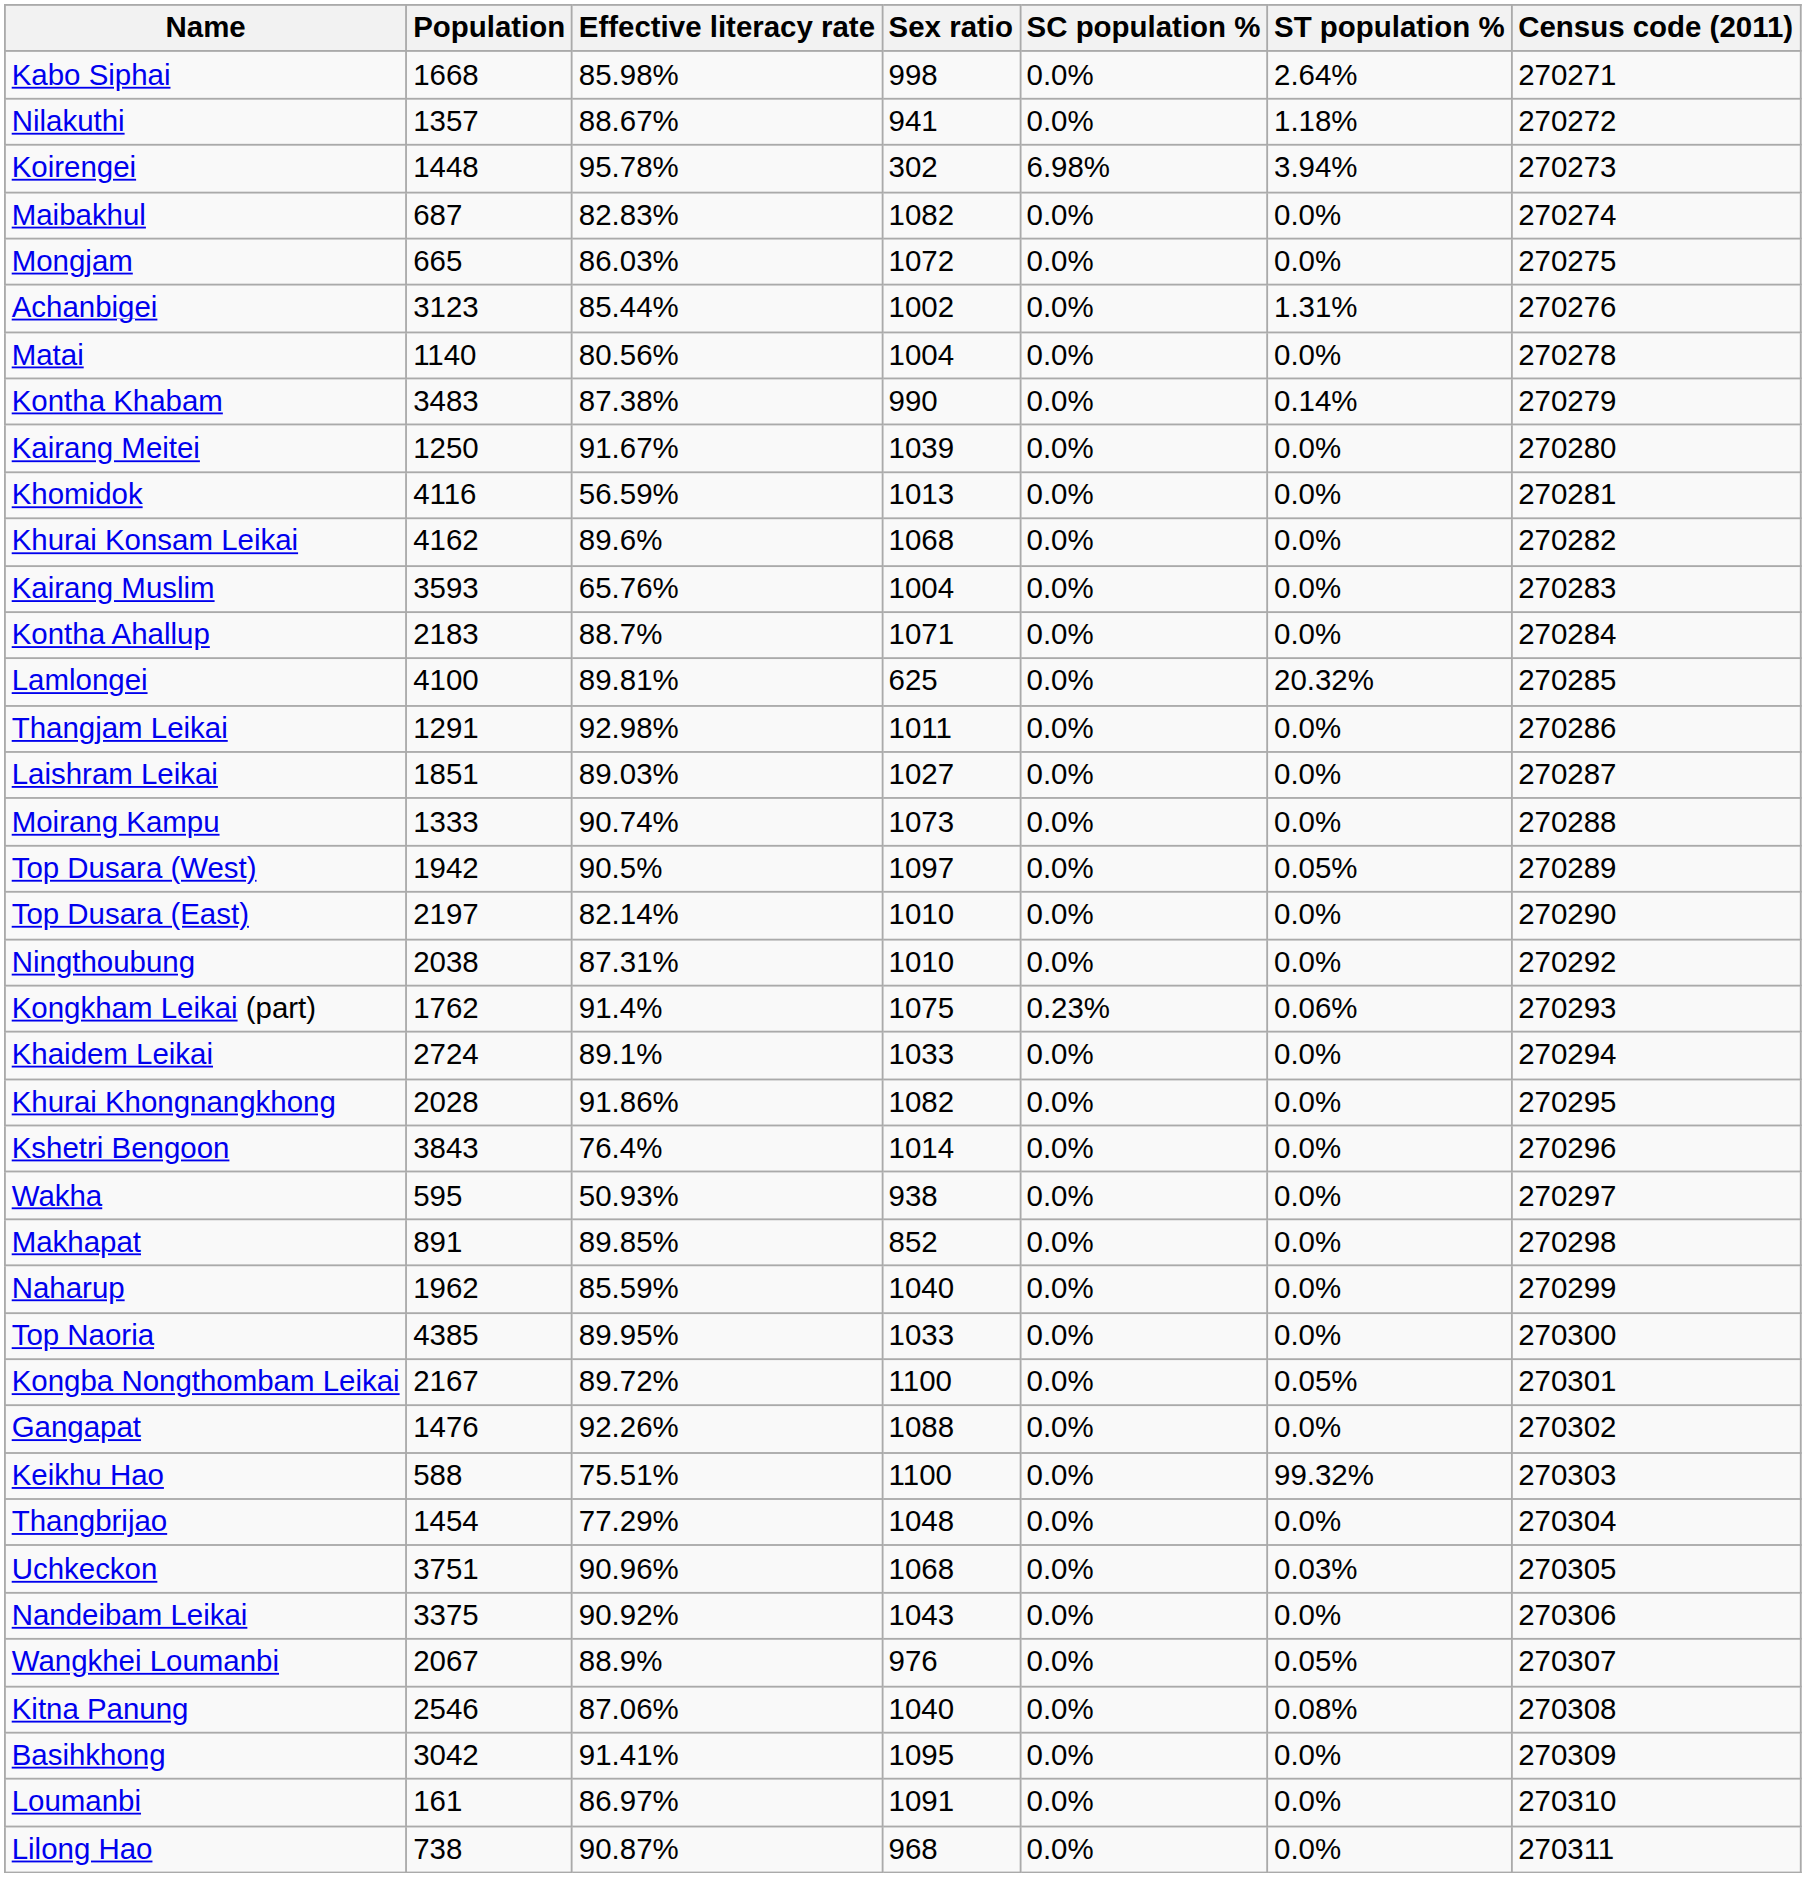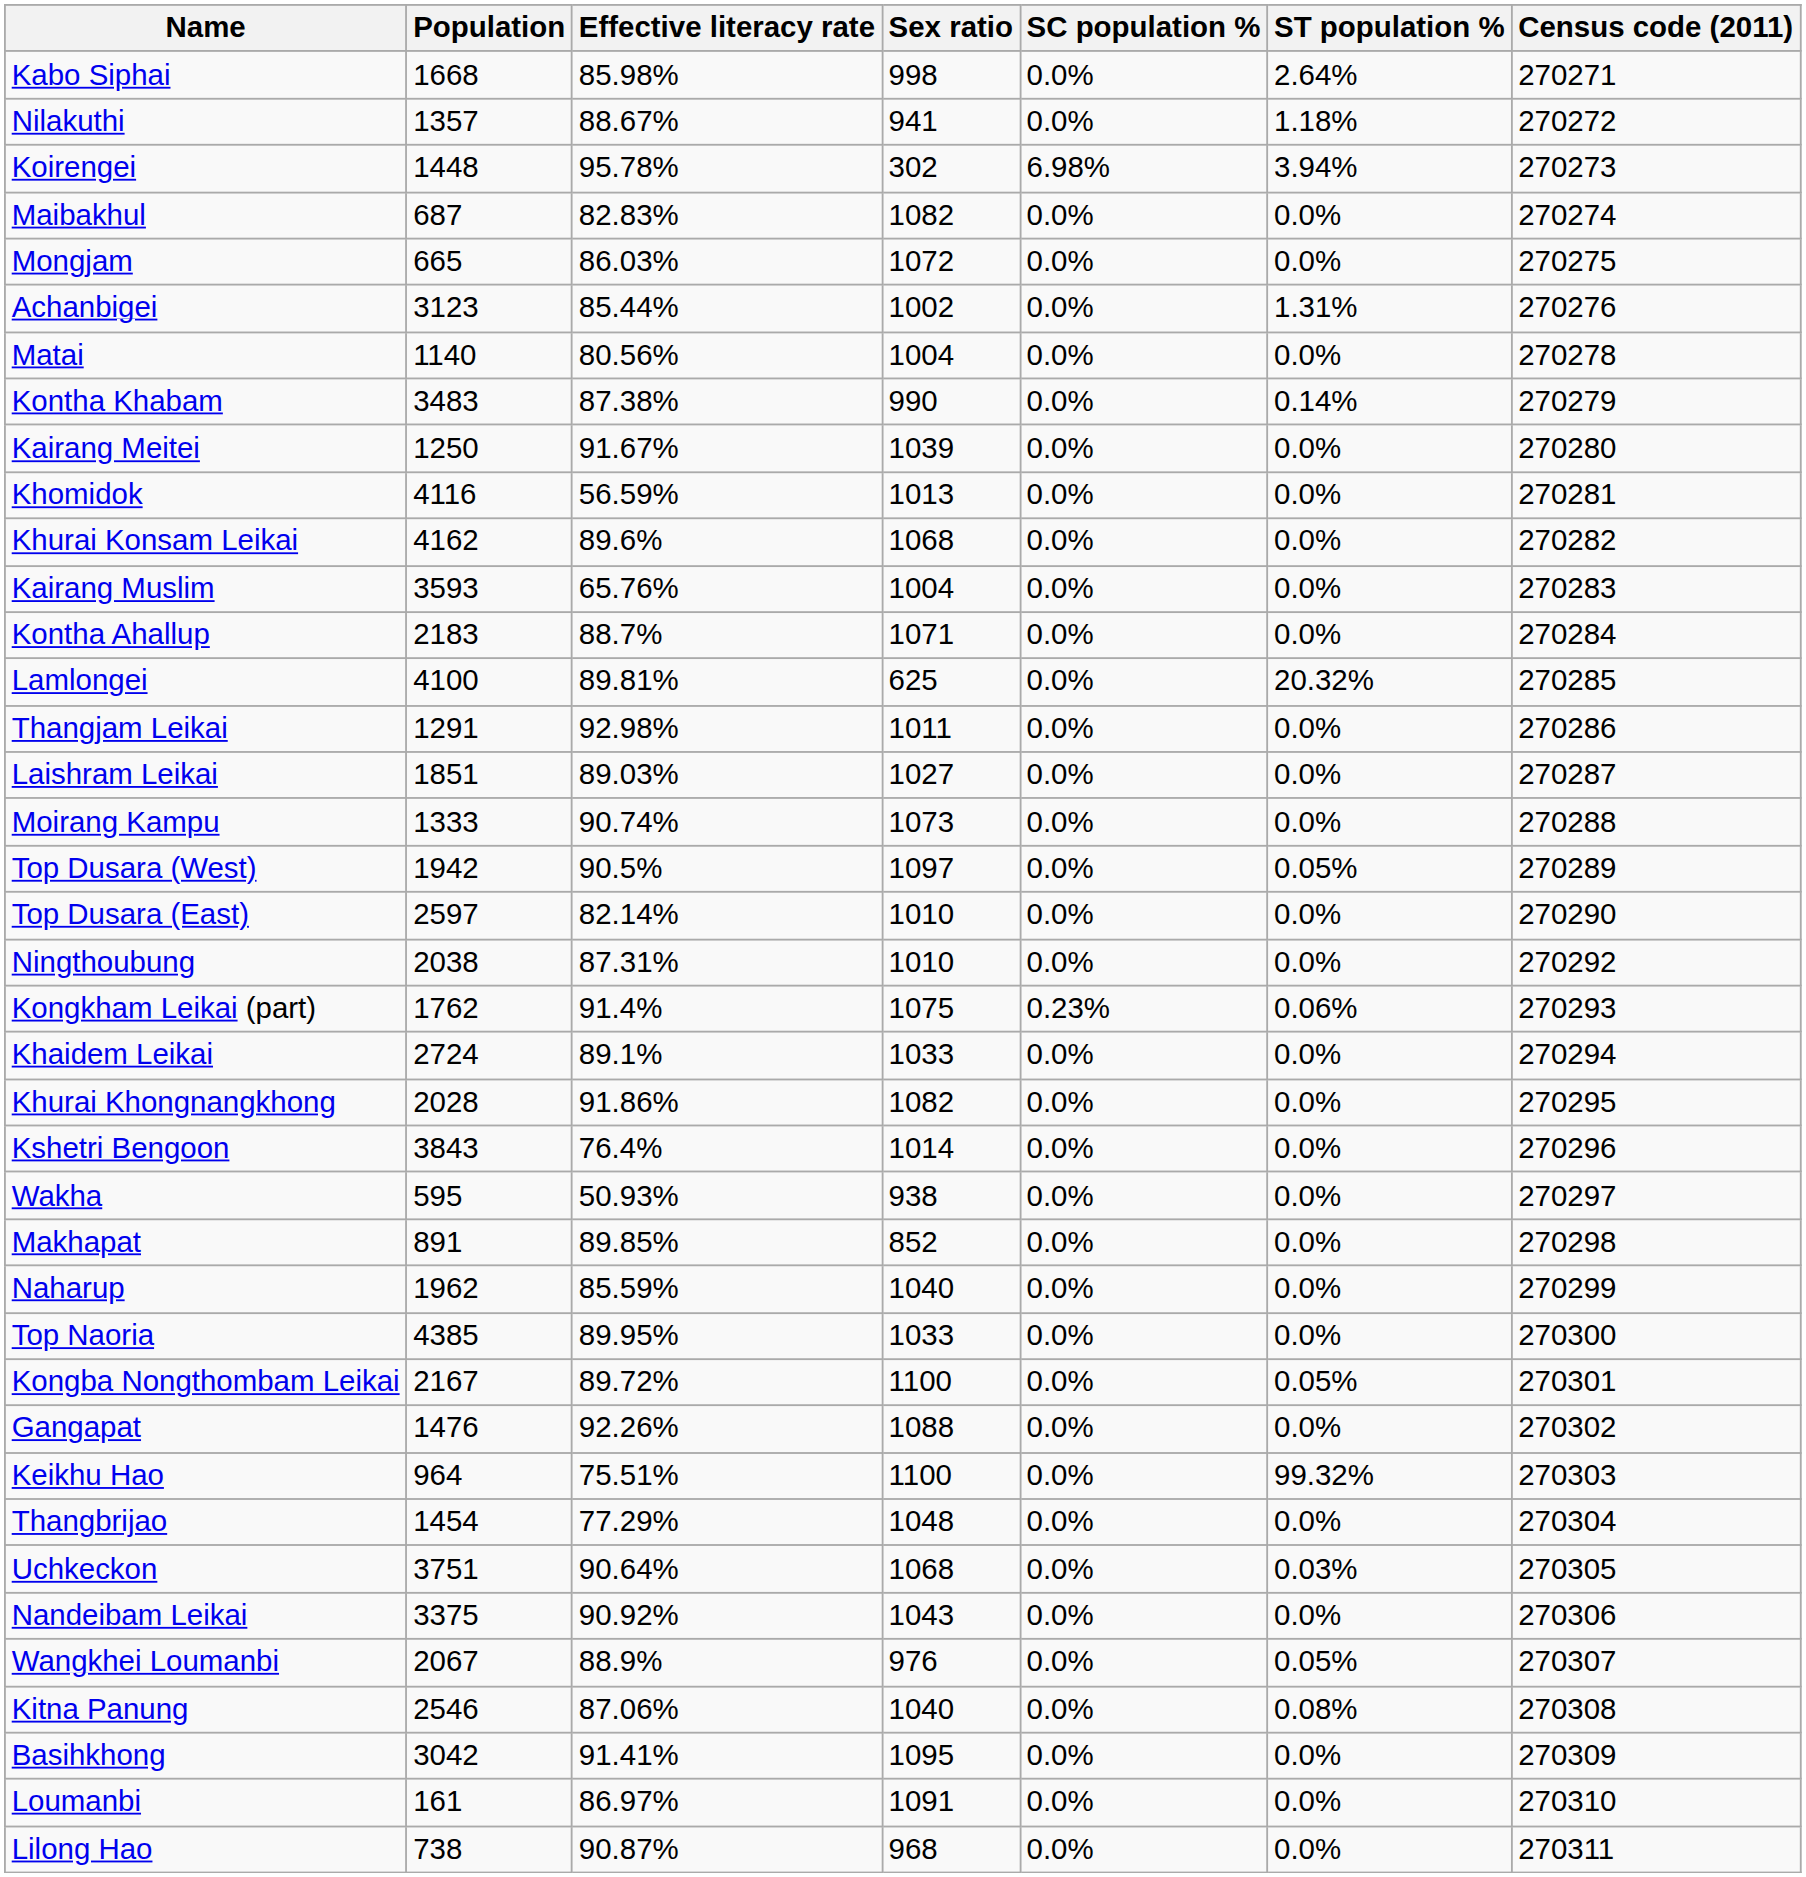(446, 914) 2197 -> (446, 914) 2597
(438, 1475) 588 -> (438, 1475) 964
(629, 1568) 90.96% -> (629, 1568) 90.64%
